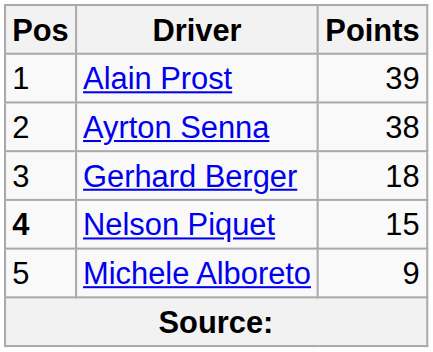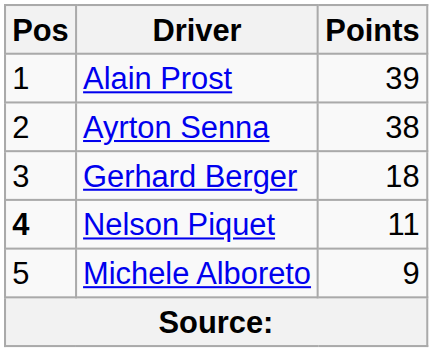(402, 225) 15 -> (404, 225) 11
